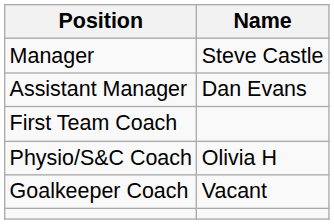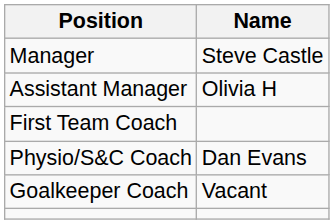(254, 89) Dan Evans -> (239, 89) Olivia H
(239, 157) Olivia H -> (254, 157) Dan Evans
